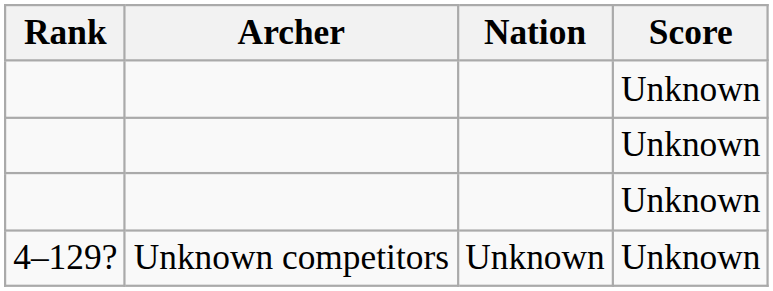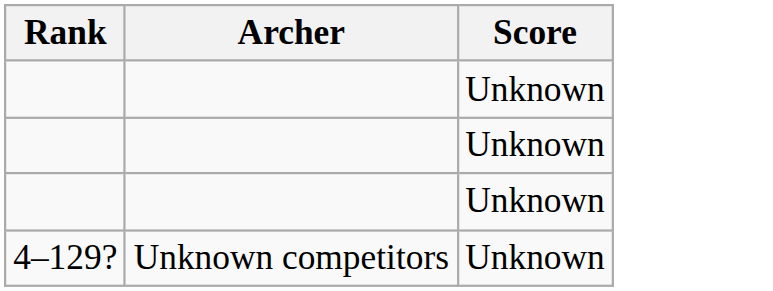- column: (535, 32)
